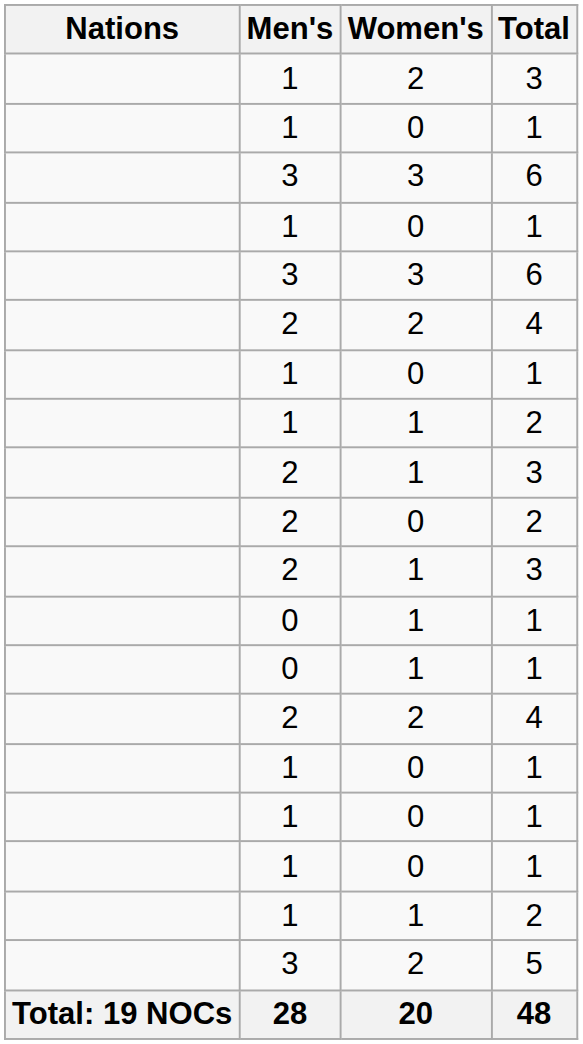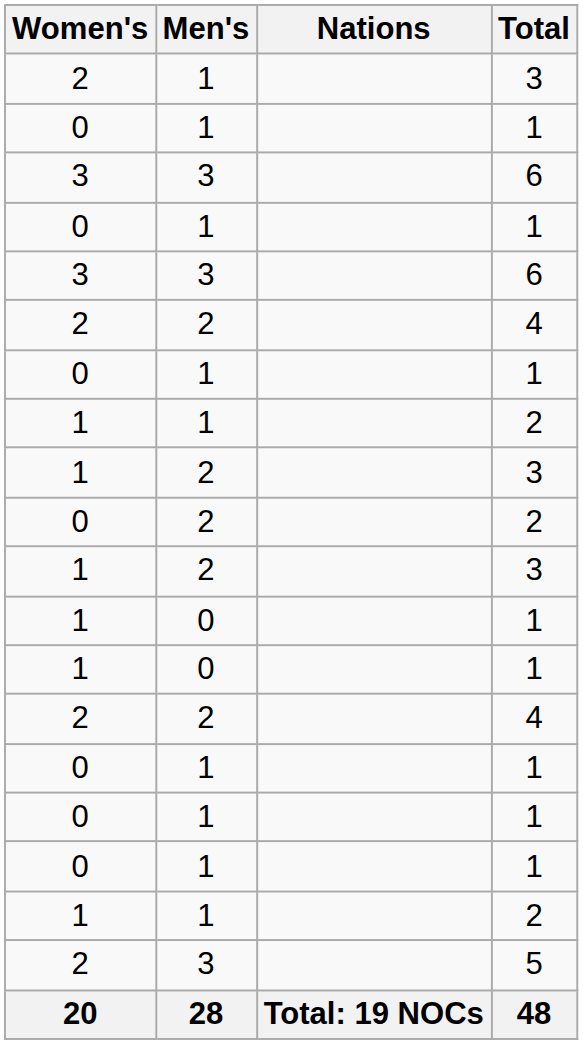columns swapped: (122, 29) <-> (416, 29)
